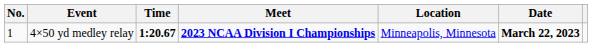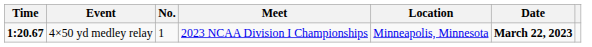columns swapped: (16, 13) <-> (157, 13)
(278, 32) bold -> (274, 32) normal
